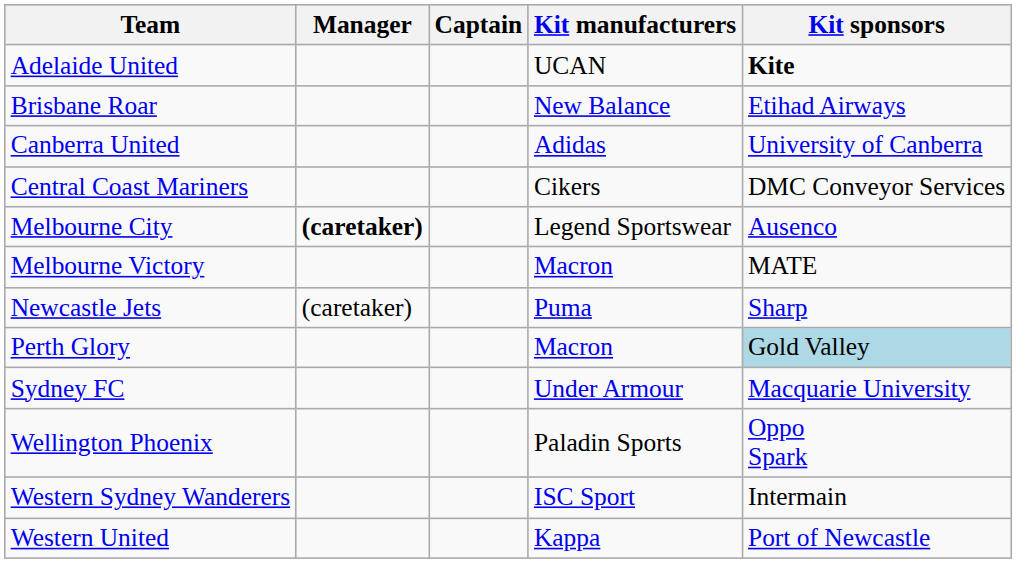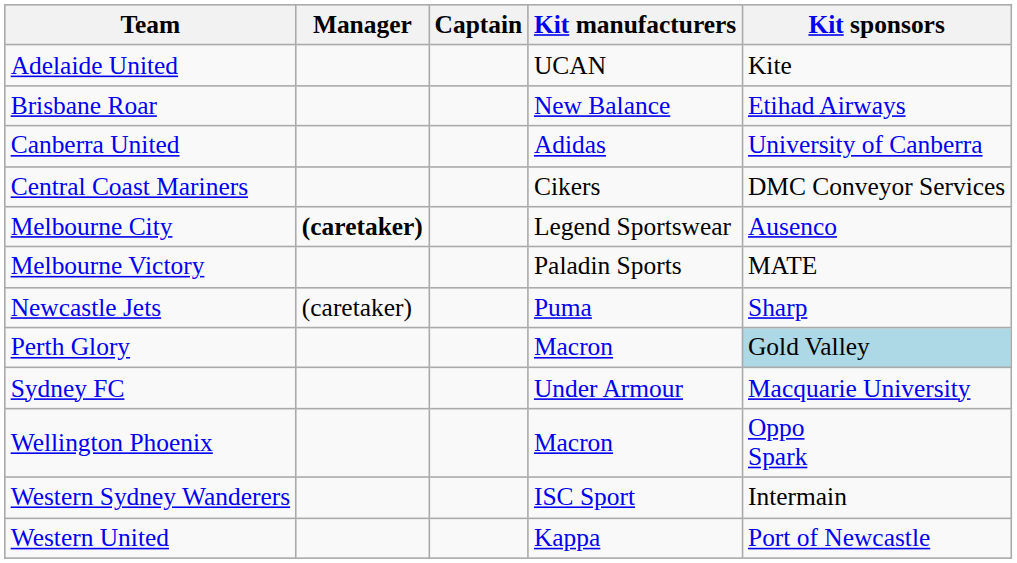(771, 65) bold -> (770, 65) normal
(574, 266) Macron -> (608, 266) Paladin Sports
(608, 442) Paladin Sports -> (574, 442) Macron
